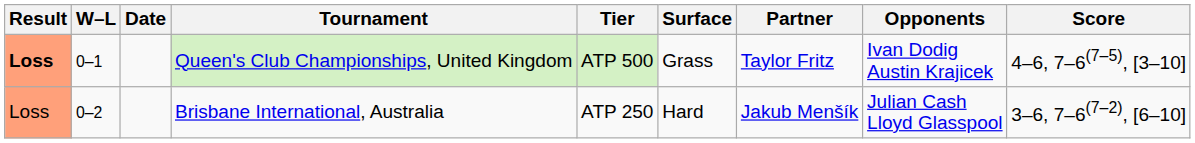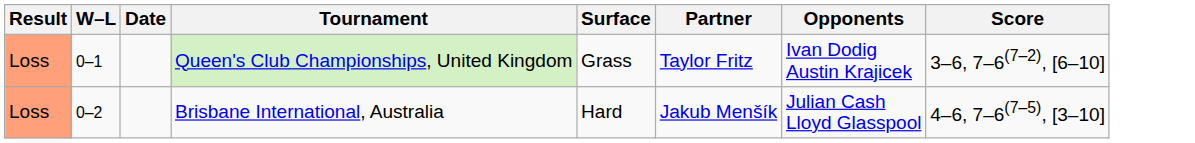- column: (617, 19)
(31, 60) bold -> (29, 60) normal
(1099, 60) 4–6, 7–6(7–5), [3–10] -> (1018, 60) 3–6, 7–6(7–2), [6–10]
(1099, 112) 3–6, 7–6(7–2), [6–10] -> (1018, 112) 4–6, 7–6(7–5), [3–10]
